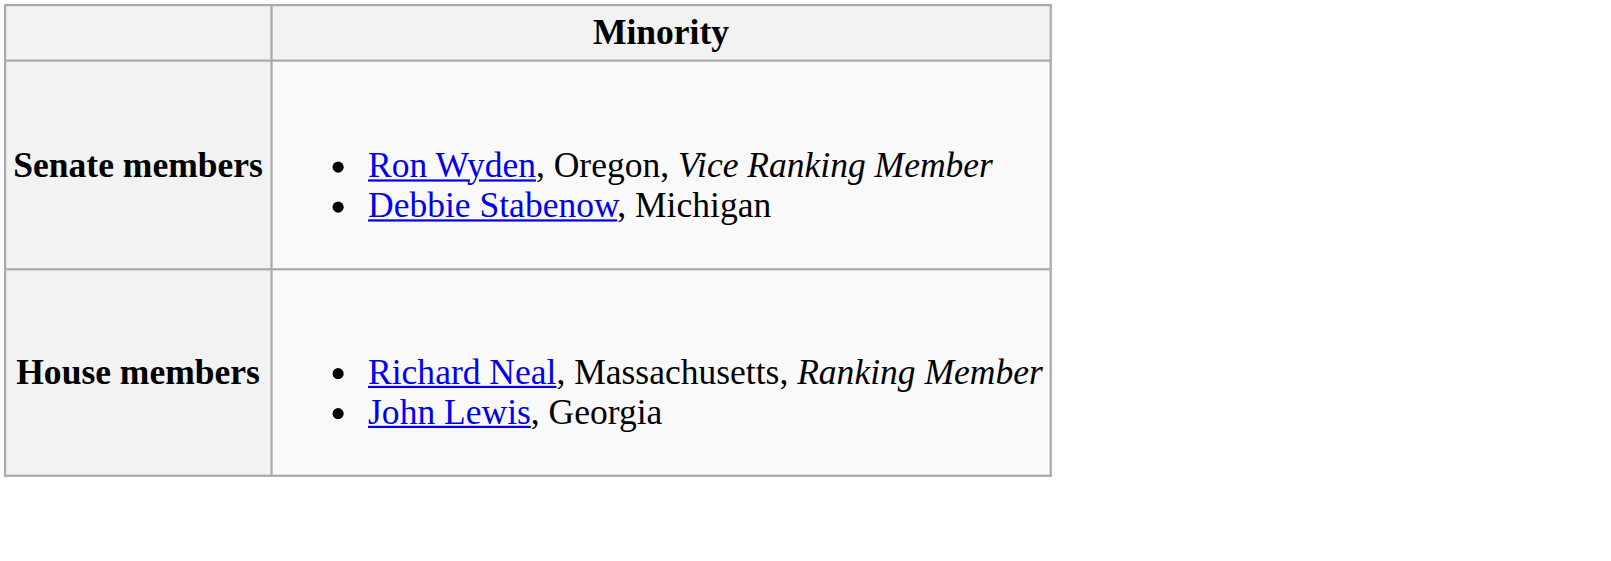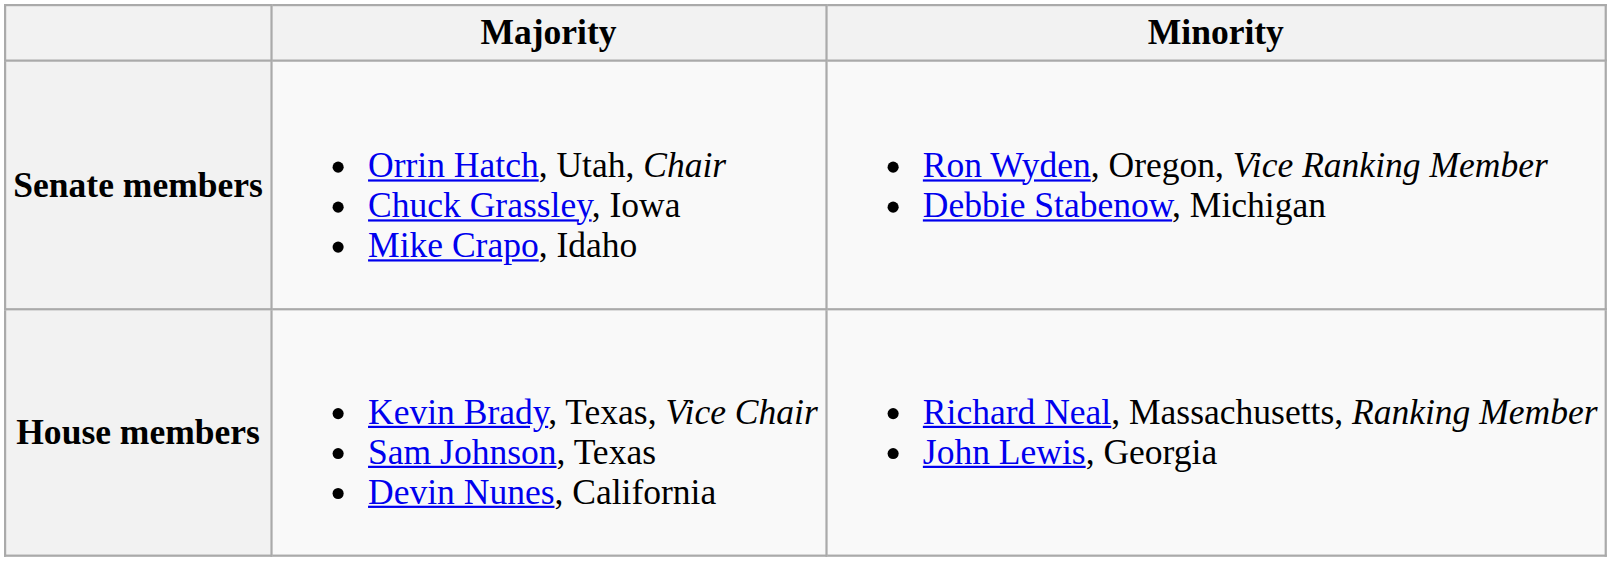+ column: (548, 32)
